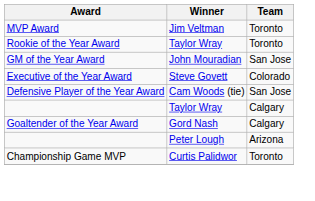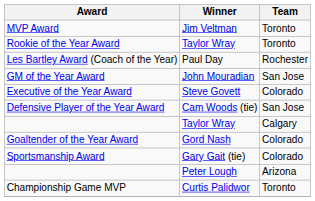+ row: (92, 60)
(267, 124) Calgary -> (283, 140) Colorado
+ row: (56, 156)
